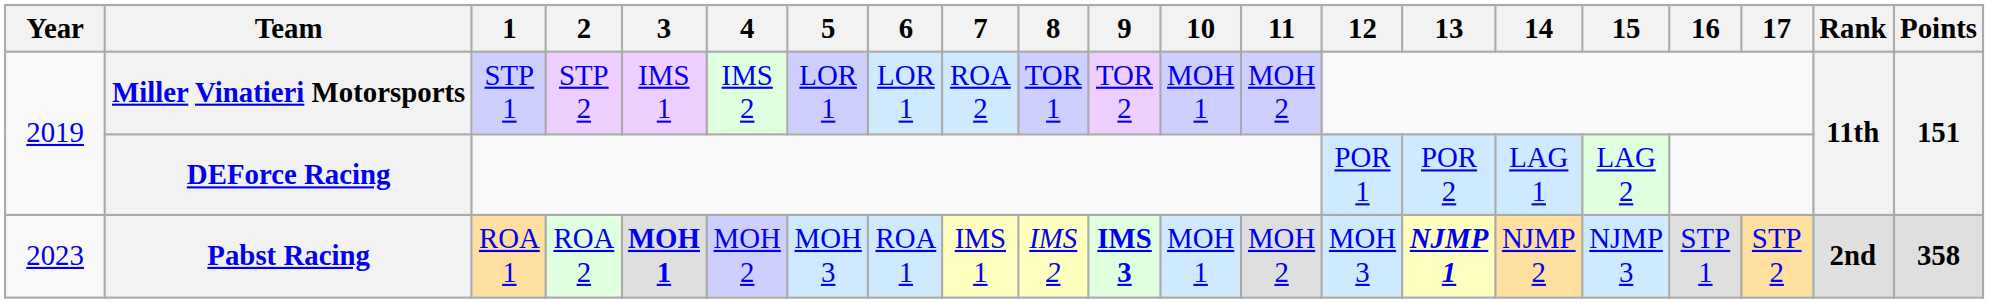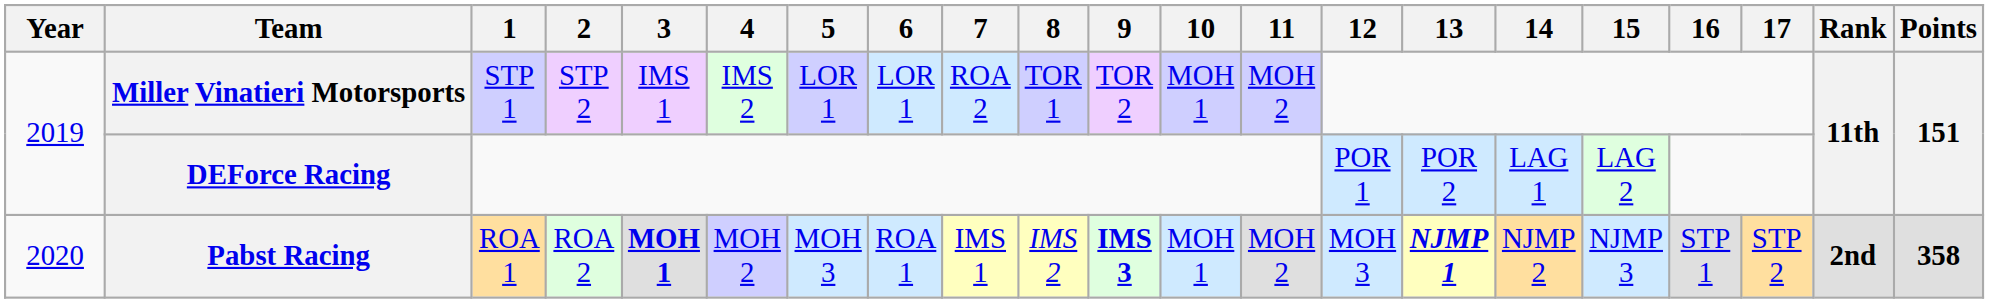(55, 255) 2023 -> (55, 255) 2020
